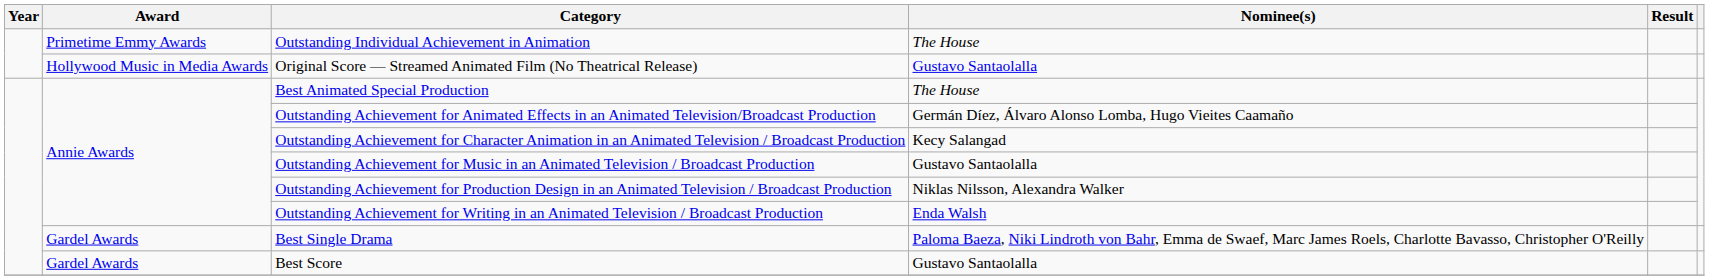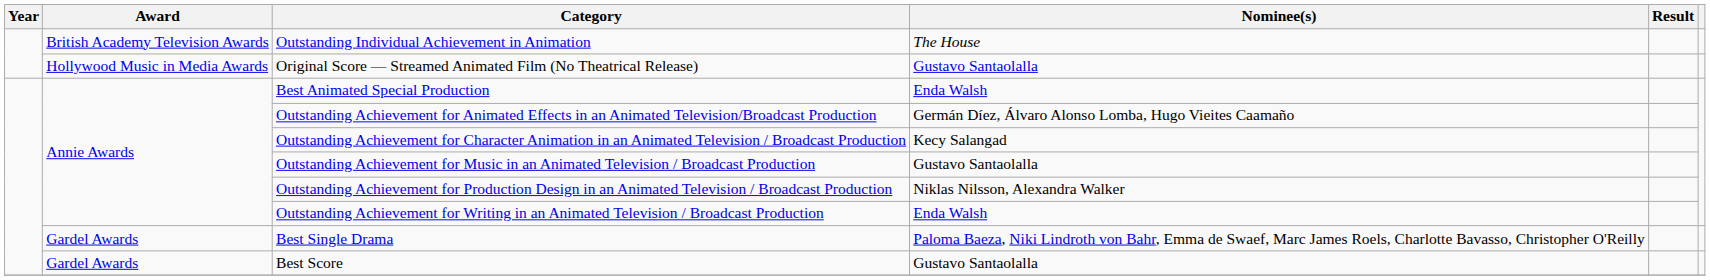(126, 41) Primetime Emmy Awards -> (158, 41) British Academy Television Awards
(946, 90) The House -> (950, 90) Enda Walsh
